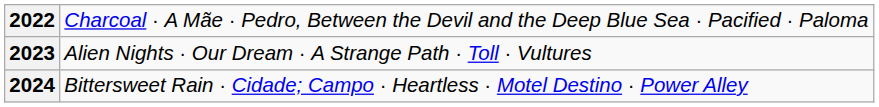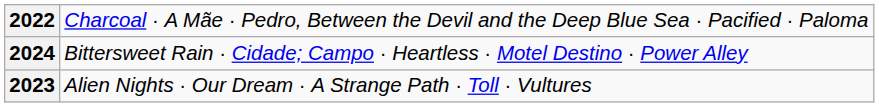rows swapped: (32, 53) <-> (32, 85)
